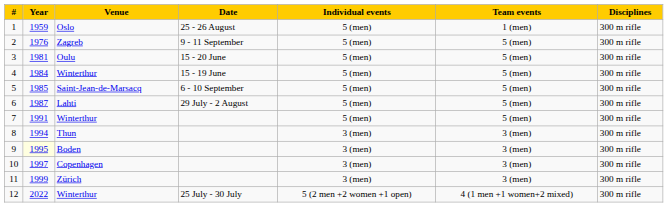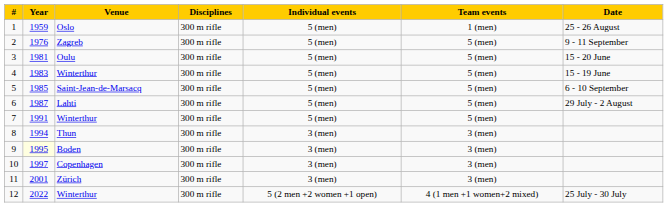columns swapped: (630, 12) <-> (228, 12)
(39, 73) 1984 -> (39, 73) 1983
(39, 179) 1999 -> (39, 179) 2001
